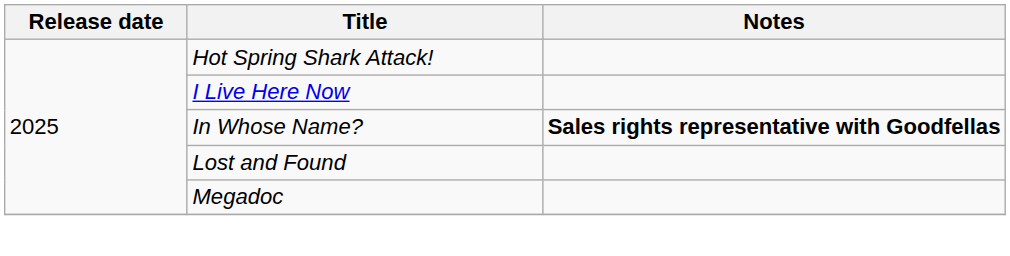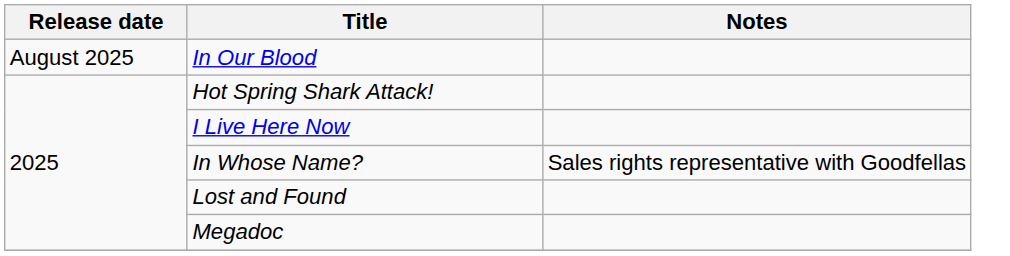+ row: (254, 57)
(774, 127) bold -> (757, 162) normal
